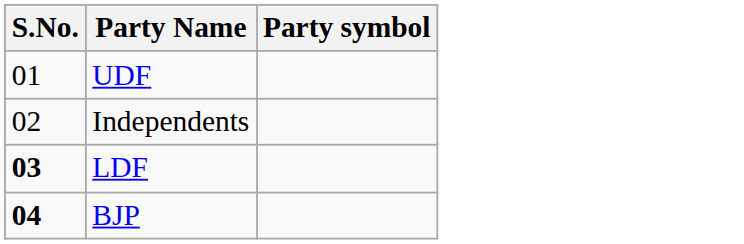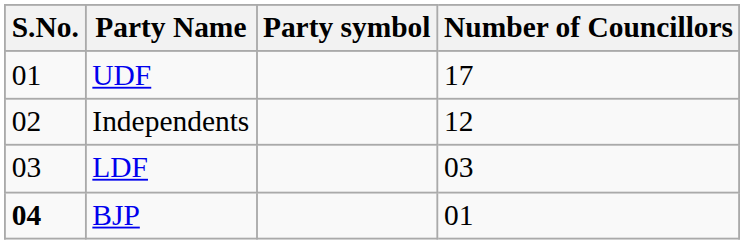+ column: (589, 27)
(26, 167) bold -> (26, 167) normal
